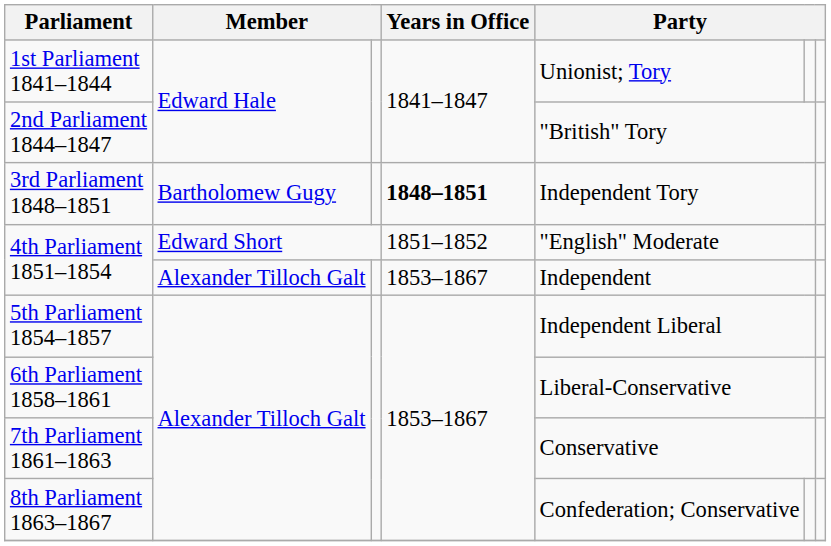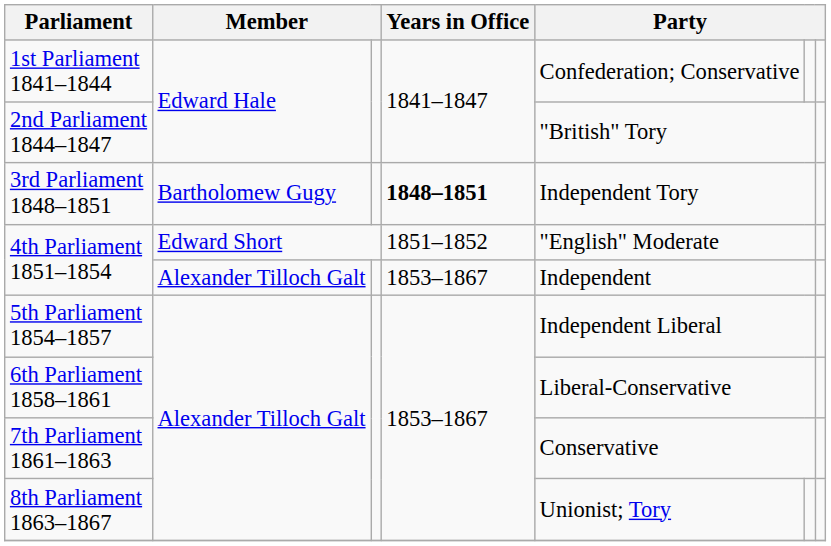(605, 70) Unionist; Tory -> (670, 70) Confederation; Conservative
(670, 509) Confederation; Conservative -> (605, 509) Unionist; Tory
